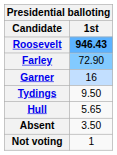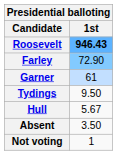(91, 77) 16 -> (91, 77) 61
(91, 110) 5.65 -> (91, 110) 5.67
